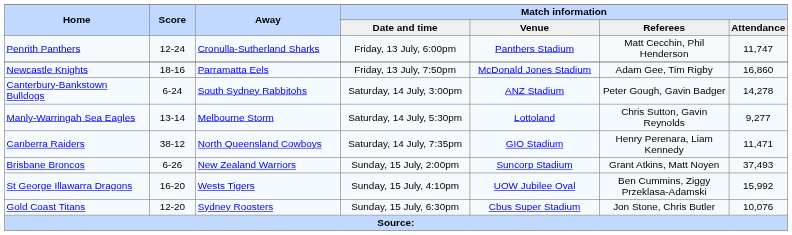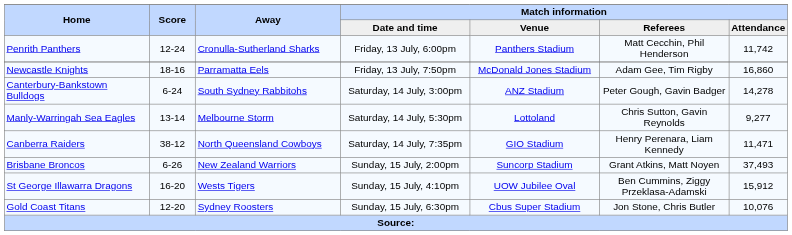(758, 48) 11,747 -> (758, 48) 11,742
(758, 186) 15,992 -> (758, 186) 15,912
